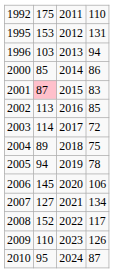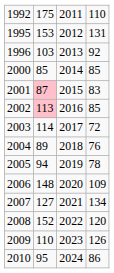(94, 52) 94 -> (94, 52) 92
(94, 71) 86 -> (94, 71) 85
(45, 108) no background -> (45, 108) pink background
(94, 146) 75 -> (94, 146) 76
(45, 183) 145 -> (45, 183) 148
(97, 183) 106 -> (97, 183) 109
(97, 221) 117 -> (97, 221) 120
(94, 258) 87 -> (94, 258) 86
